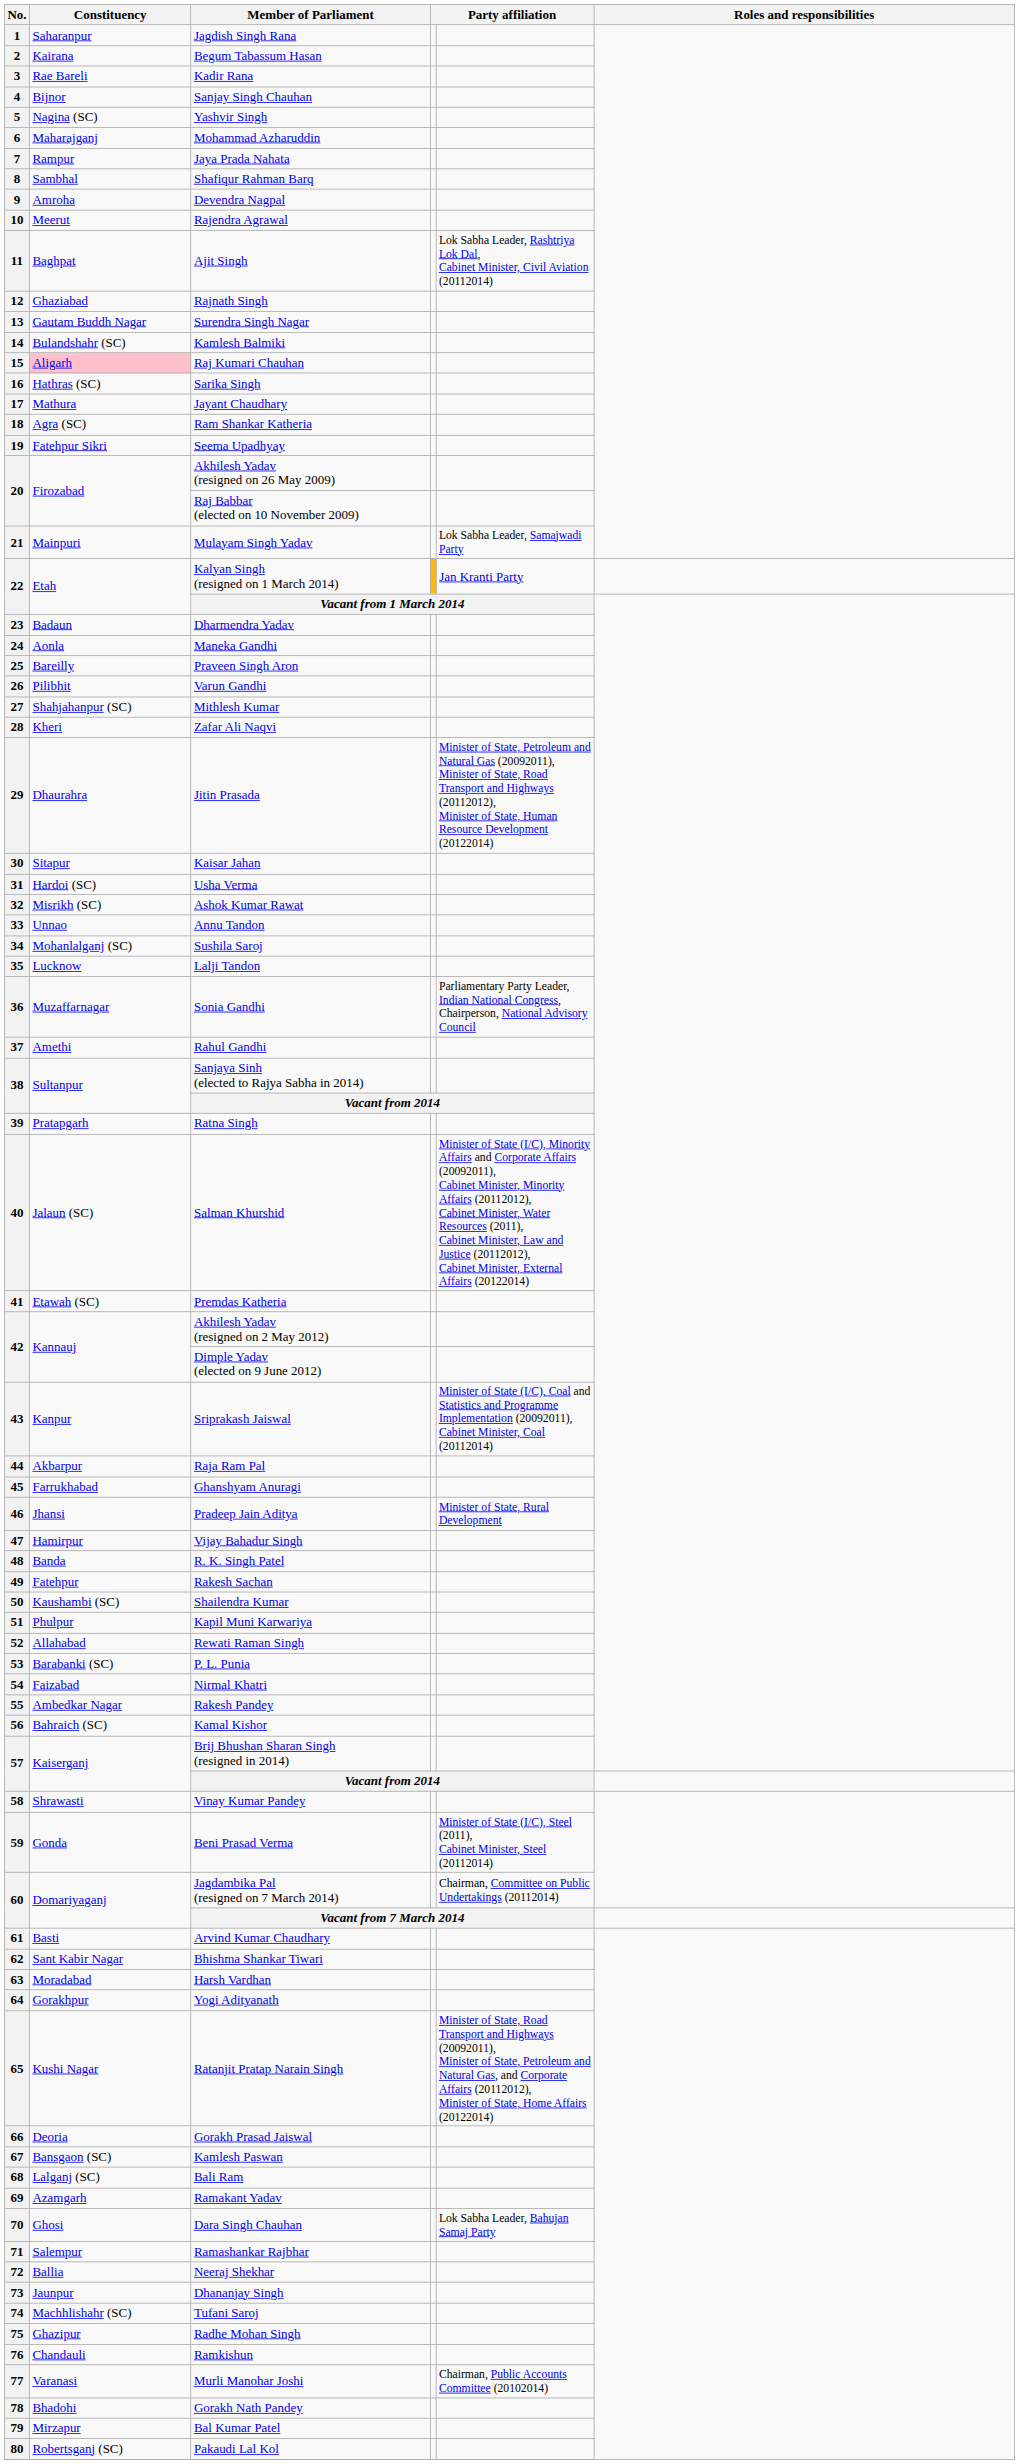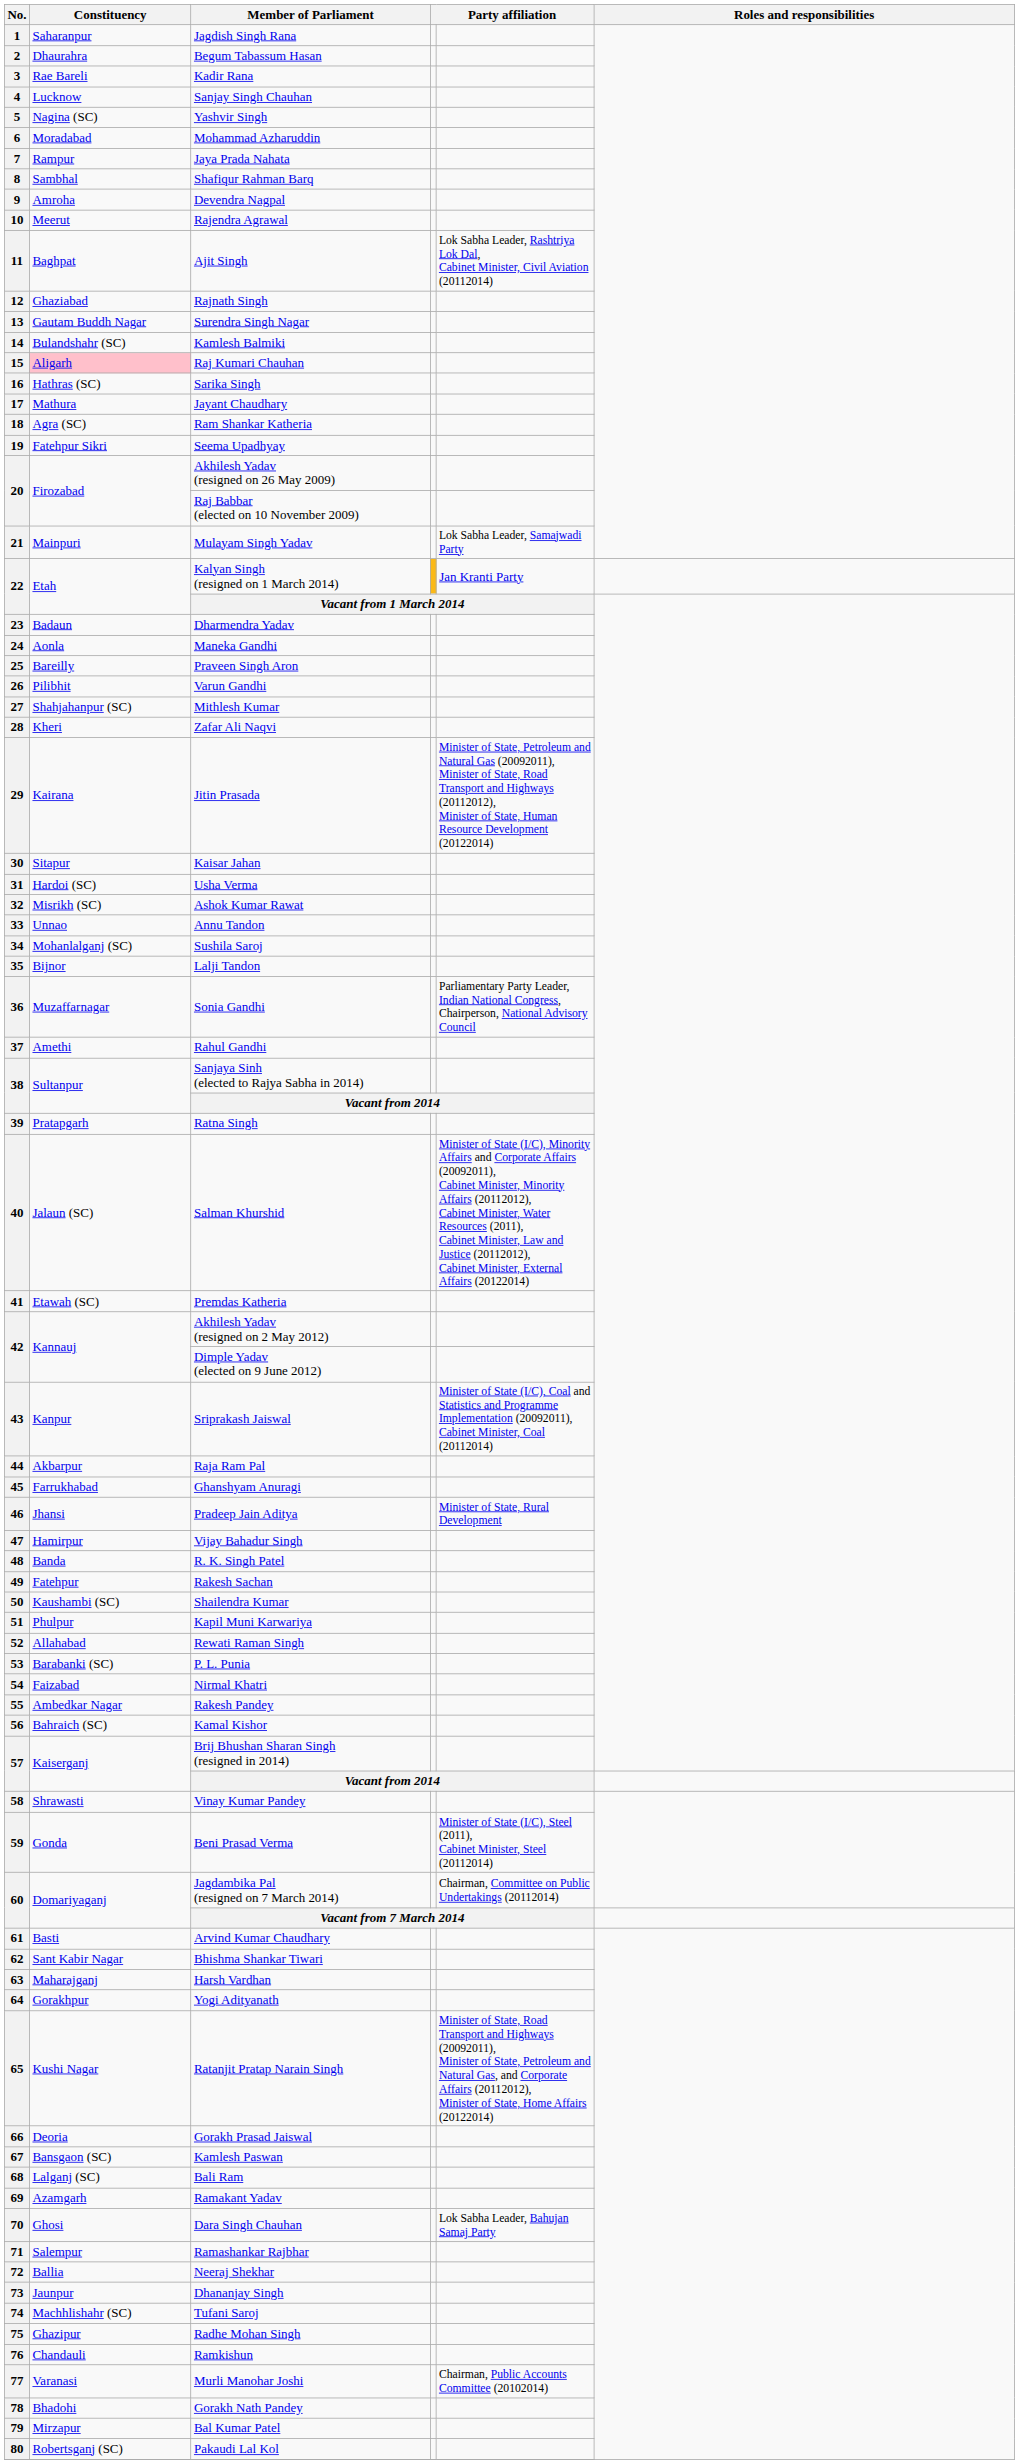(53, 55) Kairana -> (60, 55) Dhaurahra
(49, 96) Bijnor -> (57, 96) Lucknow
(65, 138) Maharajganj -> (62, 138) Moradabad
(60, 795) Dhaurahra -> (53, 795) Kairana
(57, 966) Lucknow -> (49, 966) Bijnor
(62, 1979) Moradabad -> (65, 1979) Maharajganj
